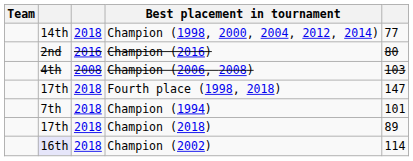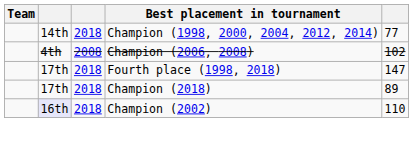- row: (160, 52)
(395, 70) 103 -> (395, 52) 102
- row: (160, 108)
(395, 146) 114 -> (395, 108) 110
